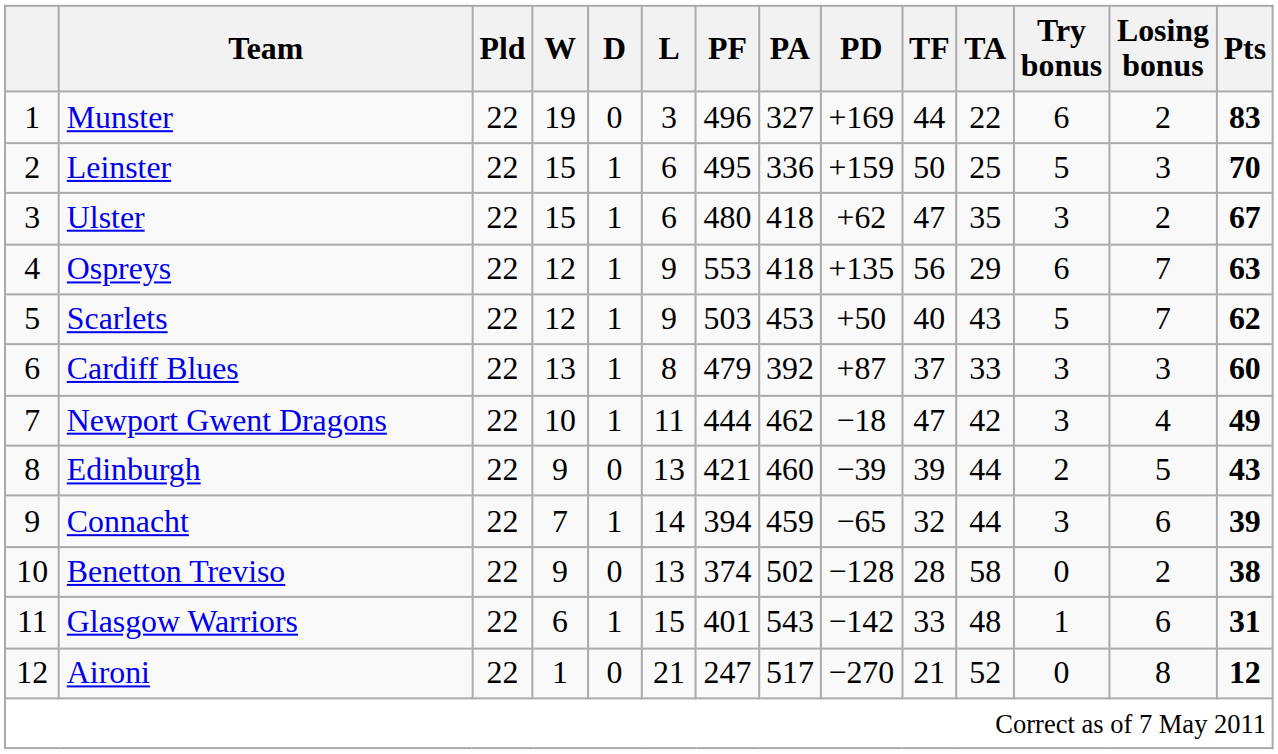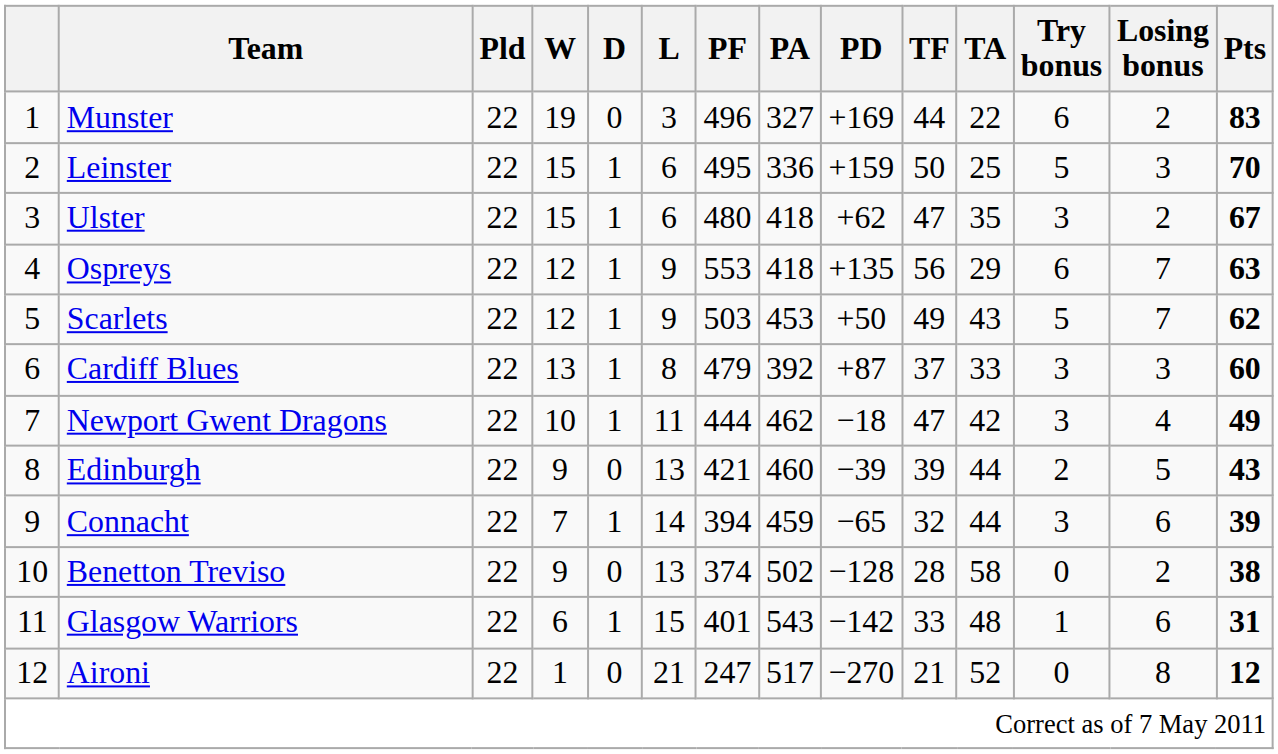(929, 318) 40 -> (929, 318) 49
